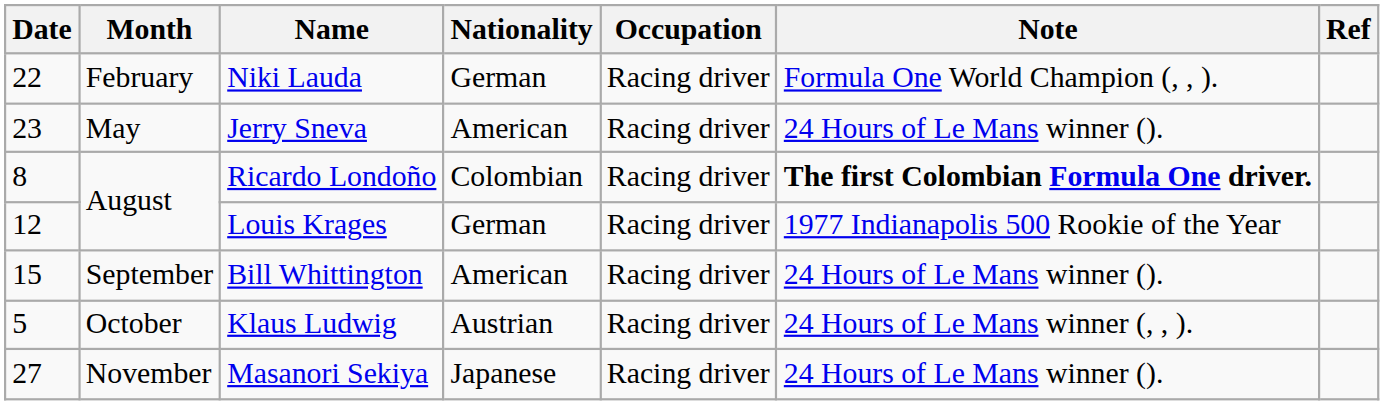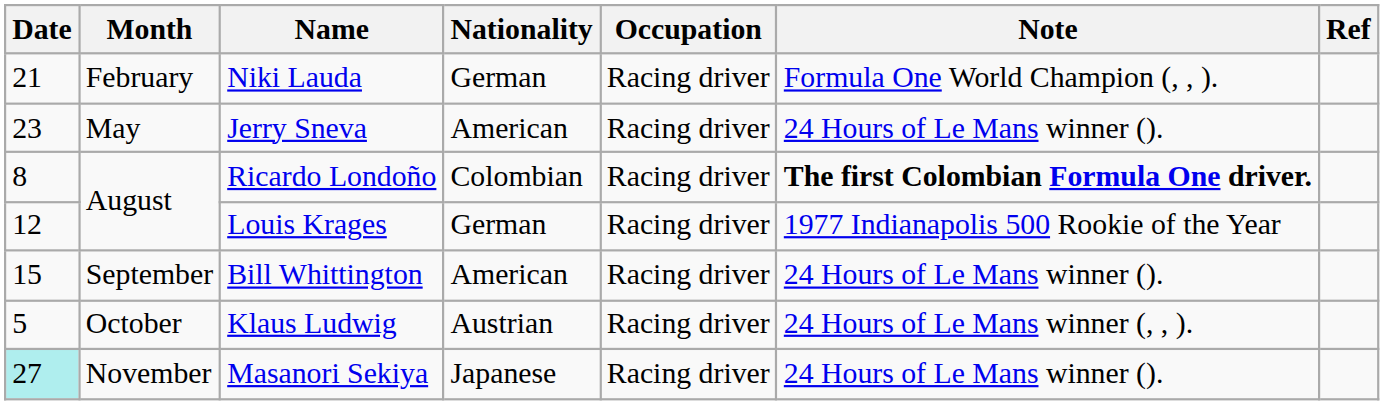(27, 77) 22 -> (27, 77) 21
(27, 372) no background -> (27, 372) paleturquoise background
